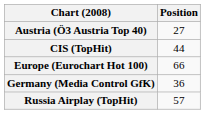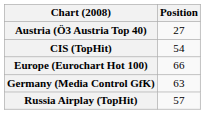(179, 48) 44 -> (179, 48) 54
(179, 83) 36 -> (179, 83) 63
